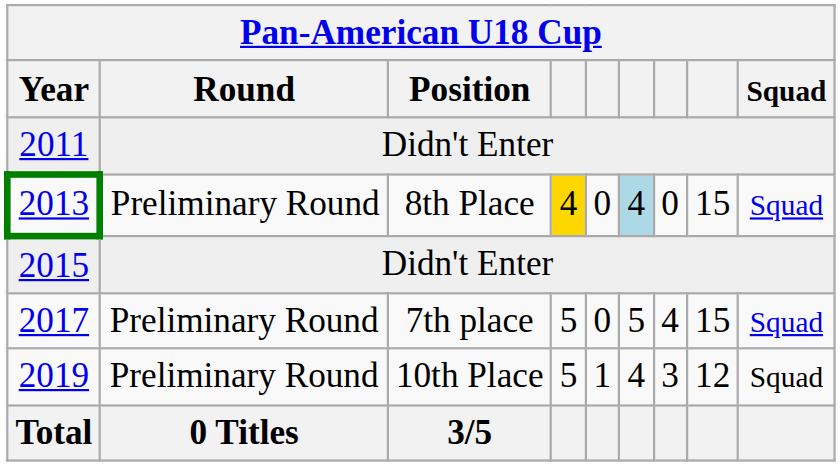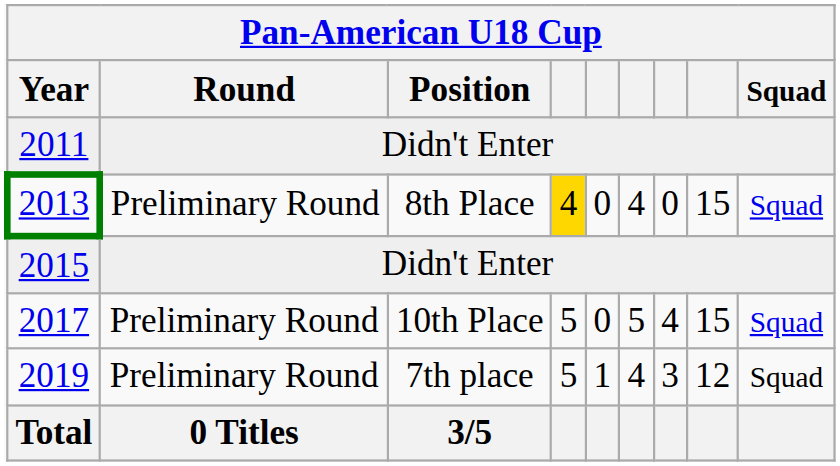(636, 204) lightblue background -> (636, 204) no background
(470, 320) 7th place -> (470, 320) 10th Place
(470, 376) 10th Place -> (470, 376) 7th place
